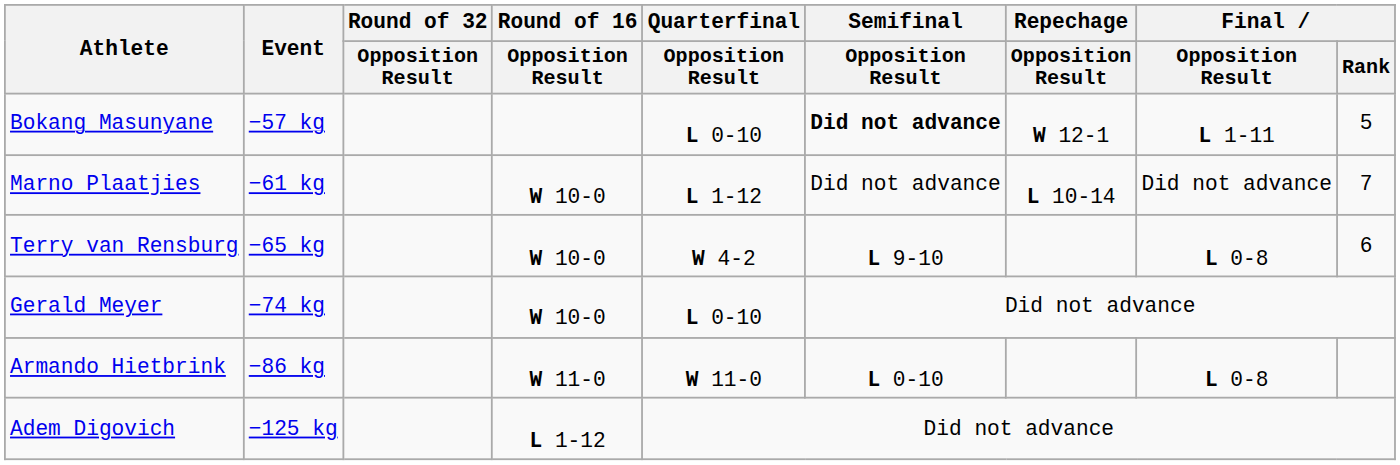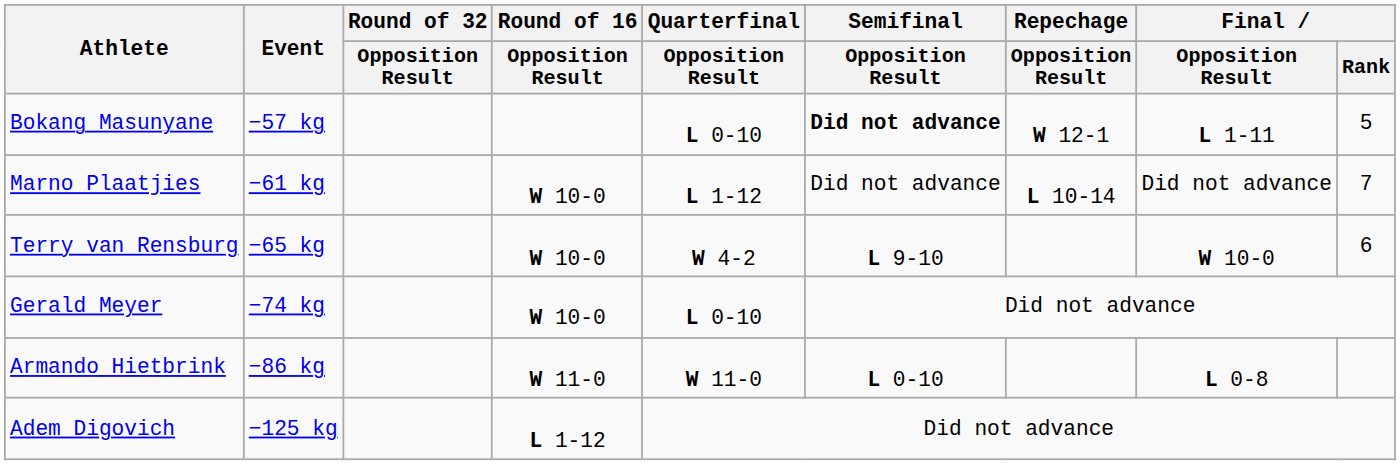(1237, 258) L 0-8 -> (1237, 258) W 10-0
